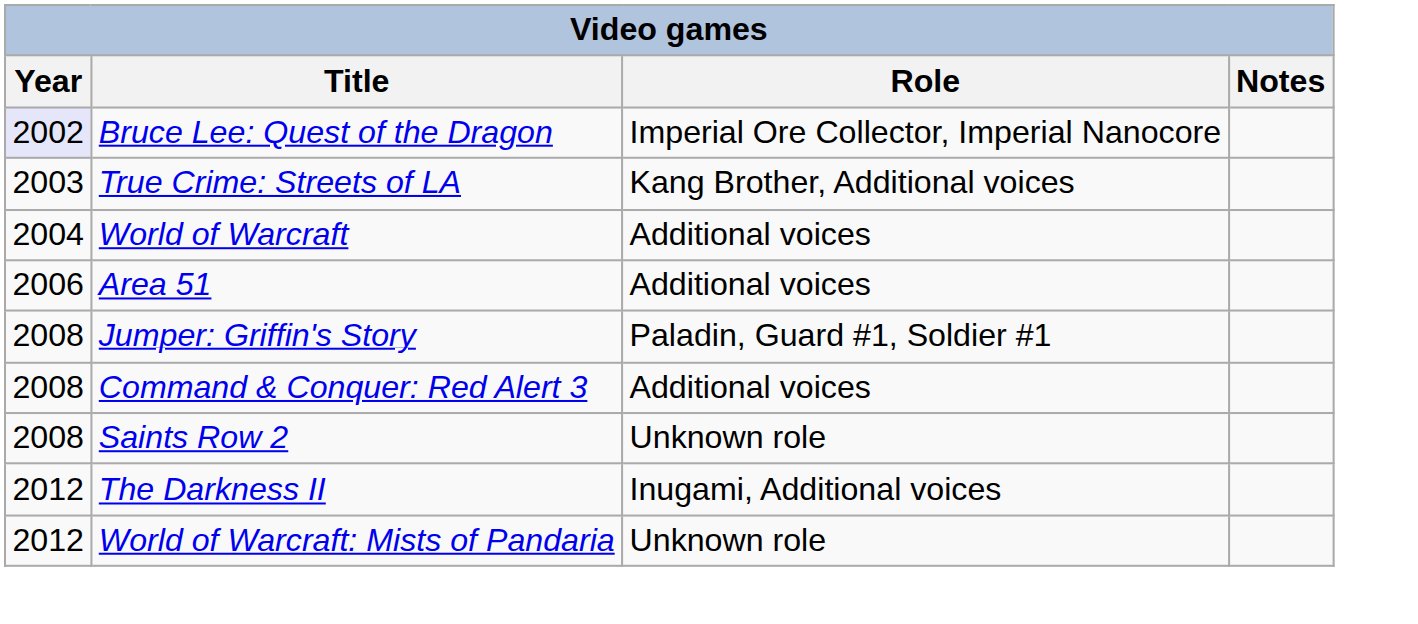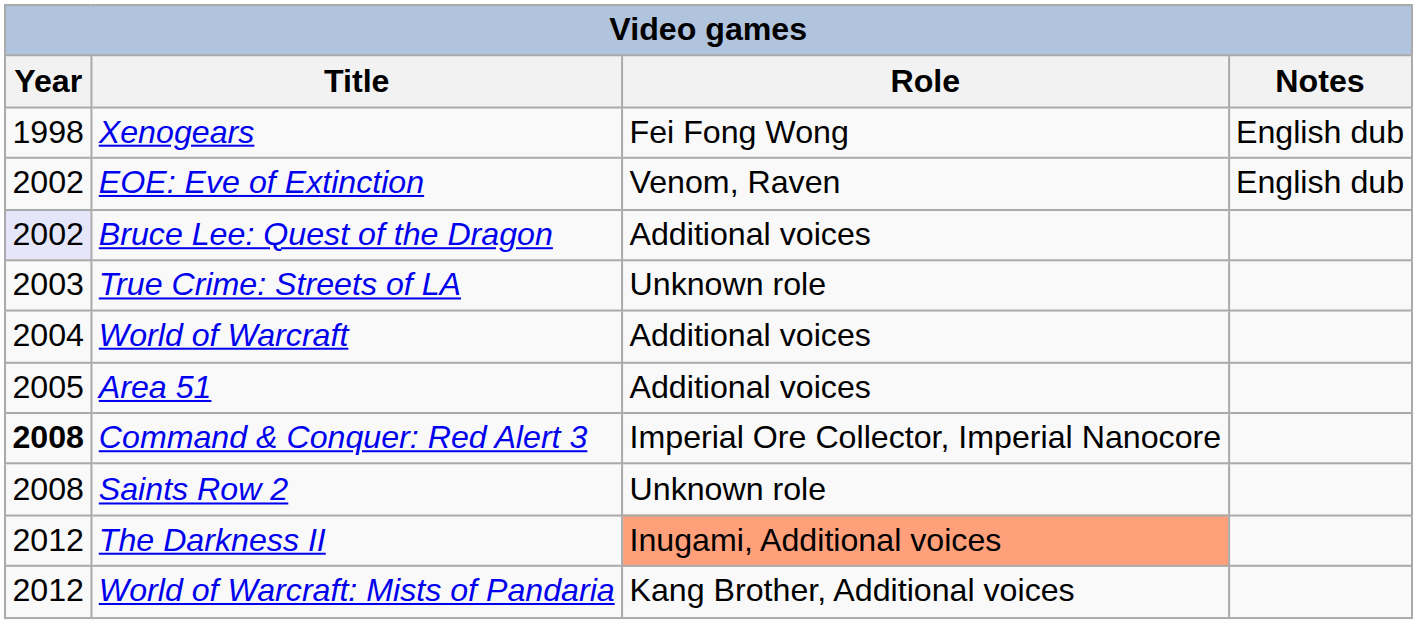+ row: (177, 132)
+ row: (261, 183)
(925, 132) Imperial Ore Collector, Imperial Nanocore -> (750, 234) Additional voices
(852, 183) Kang Brother, Additional voices -> (728, 285) Unknown role
(48, 285) 2006 -> (48, 387) 2005
- row: (257, 336)
(48, 387) normal -> (48, 438) bold
(750, 387) Additional voices -> (925, 438) Imperial Ore Collector, Imperial Nanocore
(815, 489) no background -> (815, 540) lightsalmon background
(728, 540) Unknown role -> (852, 591) Kang Brother, Additional voices
